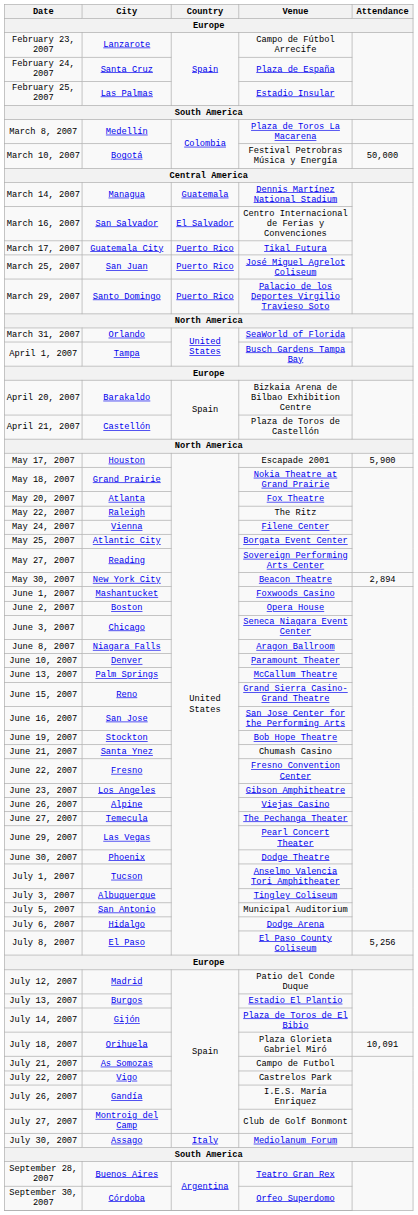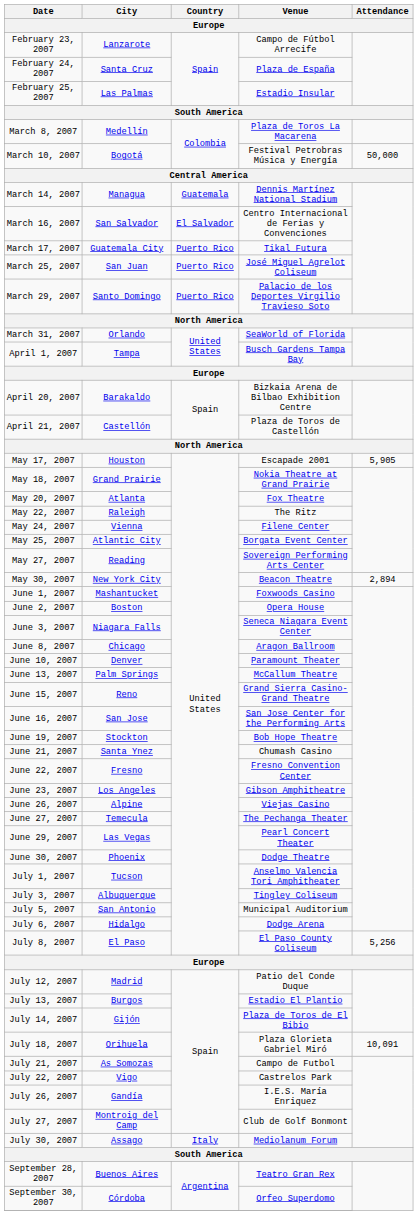(383, 460) 5,900 -> (383, 460) 5,905
(127, 627) Chicago -> (127, 627) Niagara Falls
(127, 647) Niagara Falls -> (127, 647) Chicago
